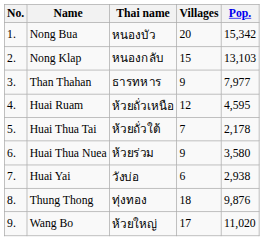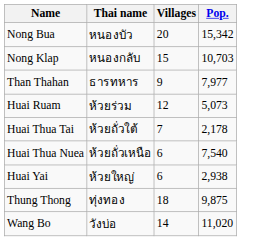- column: (16, 13)
(240, 58) 13,103 -> (217, 58) 10,703
(143, 106) ห้วยถั่วเหนือ -> (111, 106) ห้วยร่วม
(237, 105) 4,595 -> (215, 105) 5,073
(133, 153) ห้วยร่วม -> (120, 153) ห้วยถั่วเหนือ
(182, 153) 9 -> (160, 153) 6
(237, 153) 3,580 -> (215, 153) 7,540
(126, 177) วังบ่อ -> (112, 177) ห้วยใหญ่
(237, 200) 9,876 -> (215, 200) 9,875
(135, 224) ห้วยใหญ่ -> (103, 224) วังบ่อ
(185, 223) 17 -> (163, 223) 14
